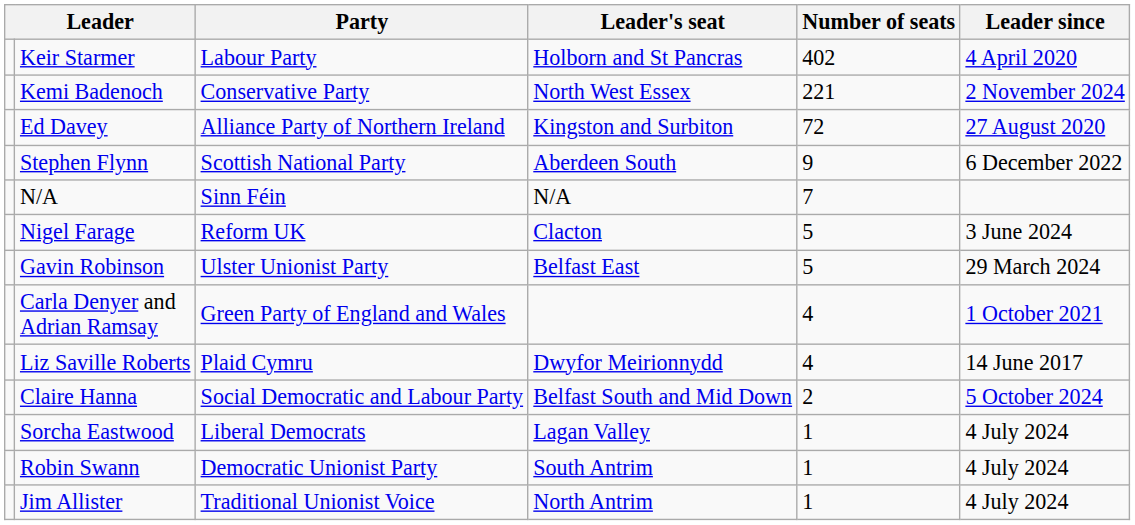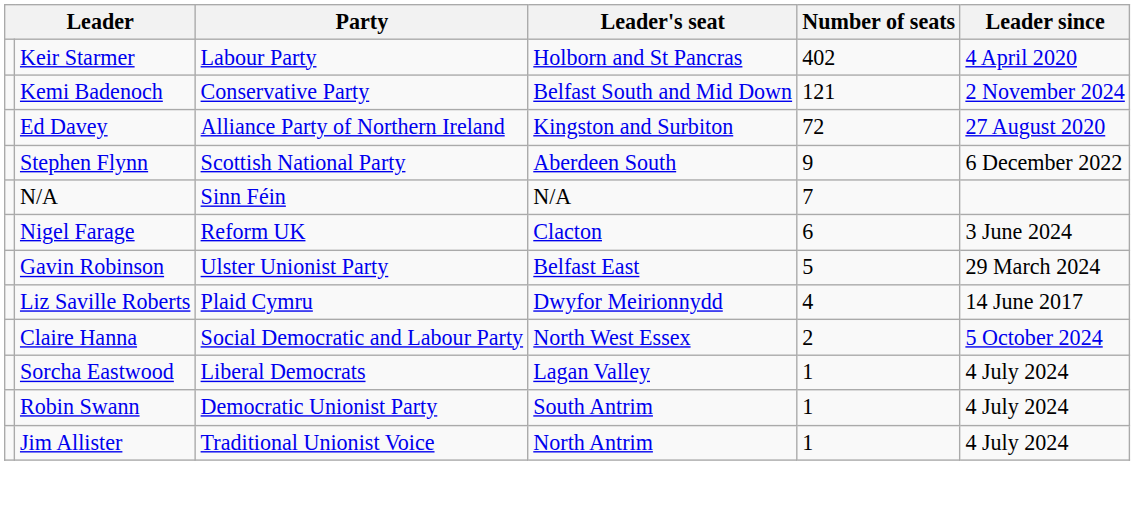(612, 92) North West Essex -> (663, 92) Belfast South and Mid Down
(819, 92) 221 -> (819, 92) 121
(808, 232) 5 -> (808, 232) 6
- row: (98, 314)
(663, 397) Belfast South and Mid Down -> (612, 337) North West Essex
